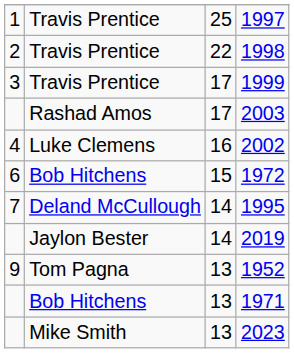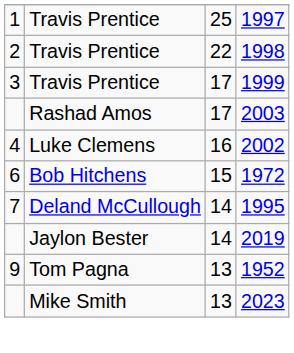- row: (263, 301)
